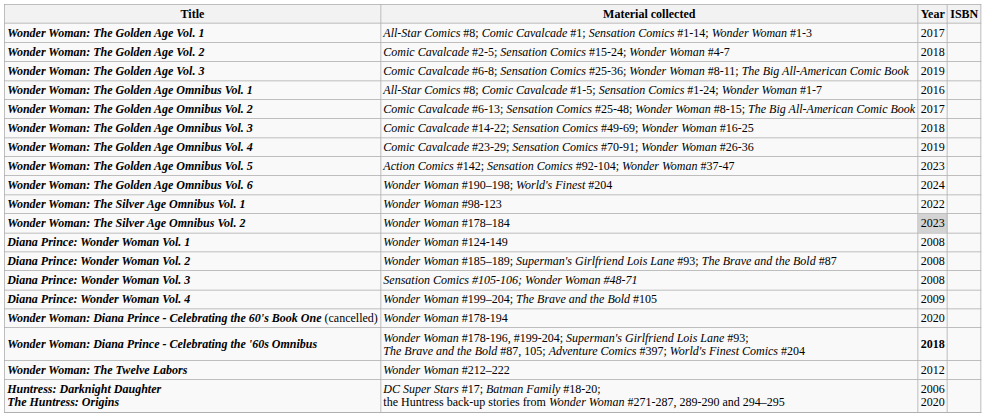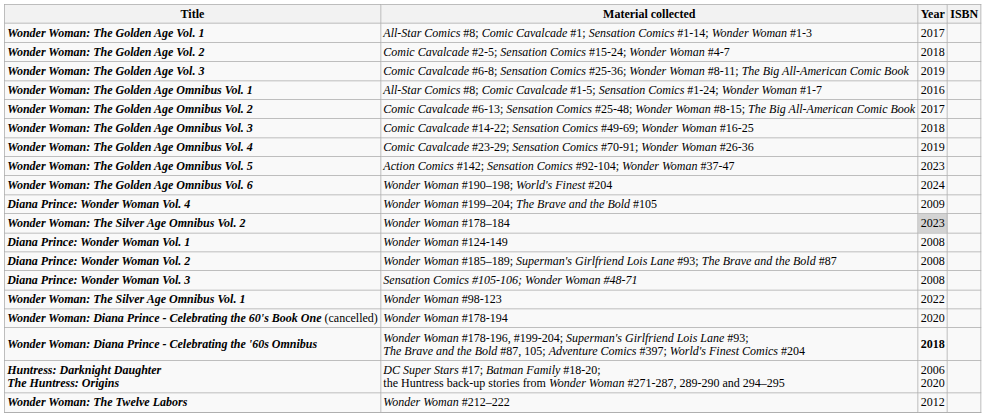rows swapped: (126, 204) <-> (99, 299)
rows swapped: (97, 370) <-> (84, 395)
